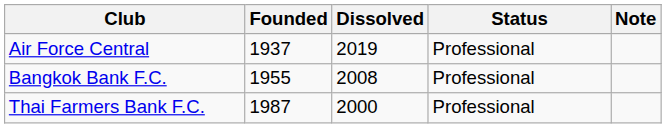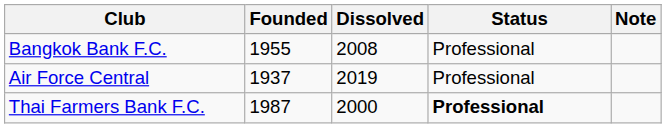rows swapped: (79, 48) <-> (88, 78)
(484, 107) normal -> (488, 107) bold
